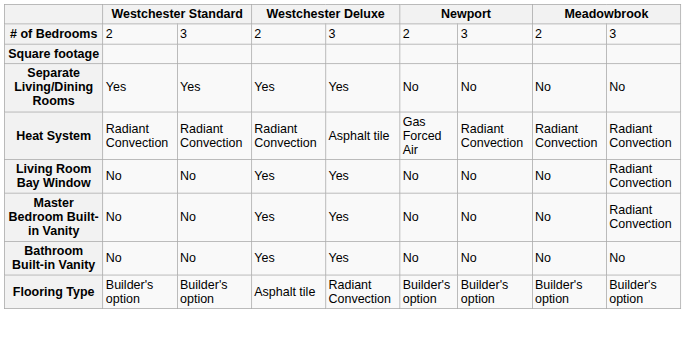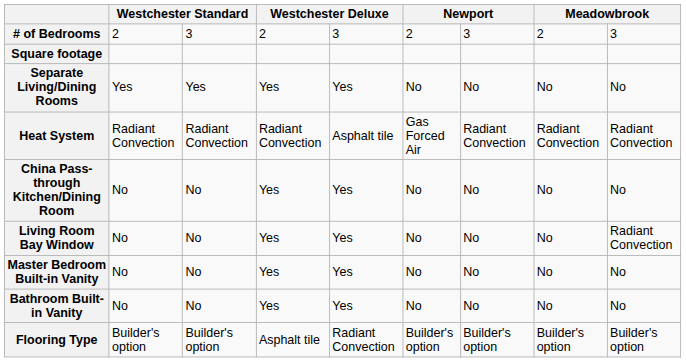+ row: (57, 190)
(640, 217) Radiant Convection -> (618, 272) No
